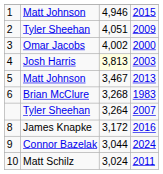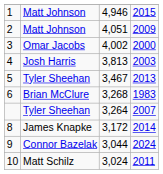(57, 29) Tyler Sheehan -> (54, 29) Matt Johnson
(115, 62) lightyellow background -> (115, 62) no background
(54, 78) Matt Johnson -> (57, 78) Tyler Sheehan
(144, 128) 2016 -> (144, 128) 2014
